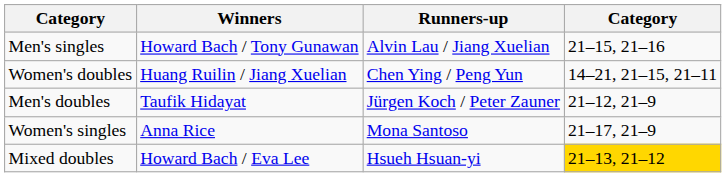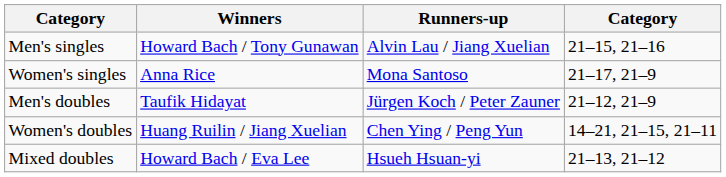rows swapped: (67, 130) <-> (70, 74)
(616, 158) gold background -> (616, 158) no background
